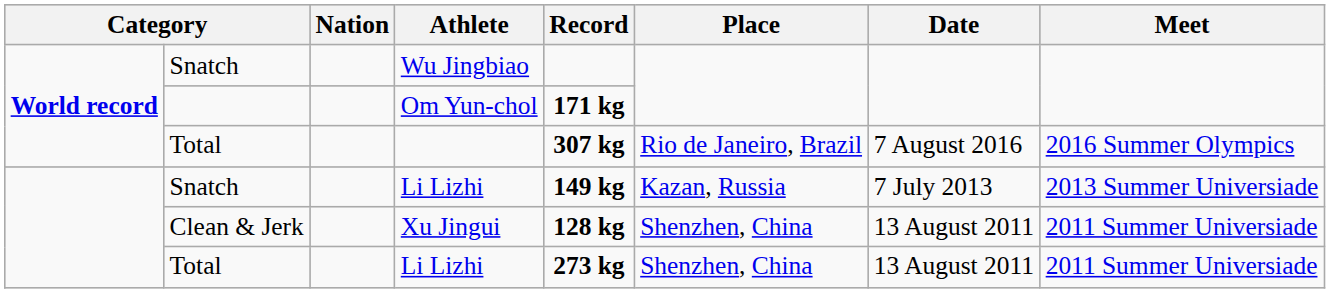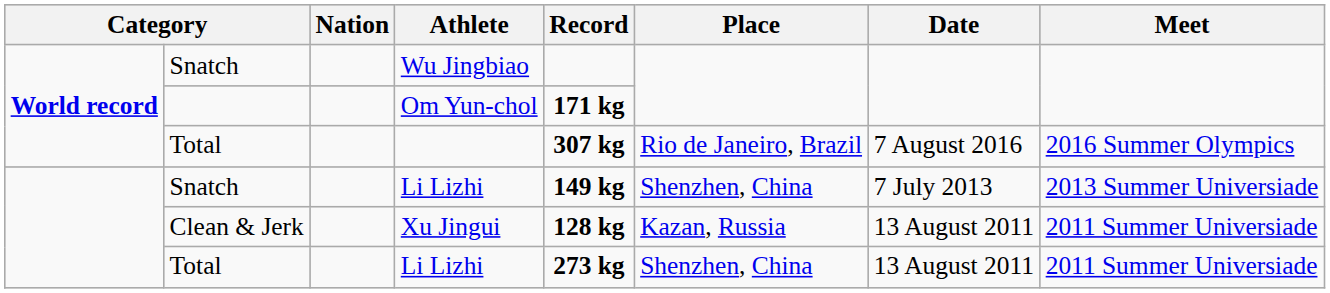(713, 186) Kazan, Russia -> (726, 186) Shenzhen, China
(726, 226) Shenzhen, China -> (713, 226) Kazan, Russia
